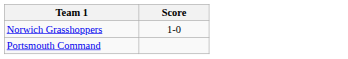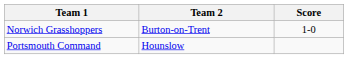+ column: (207, 12)
